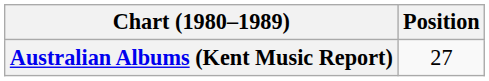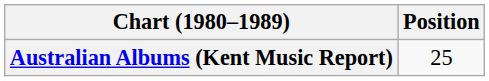(441, 57) 27 -> (441, 57) 25
